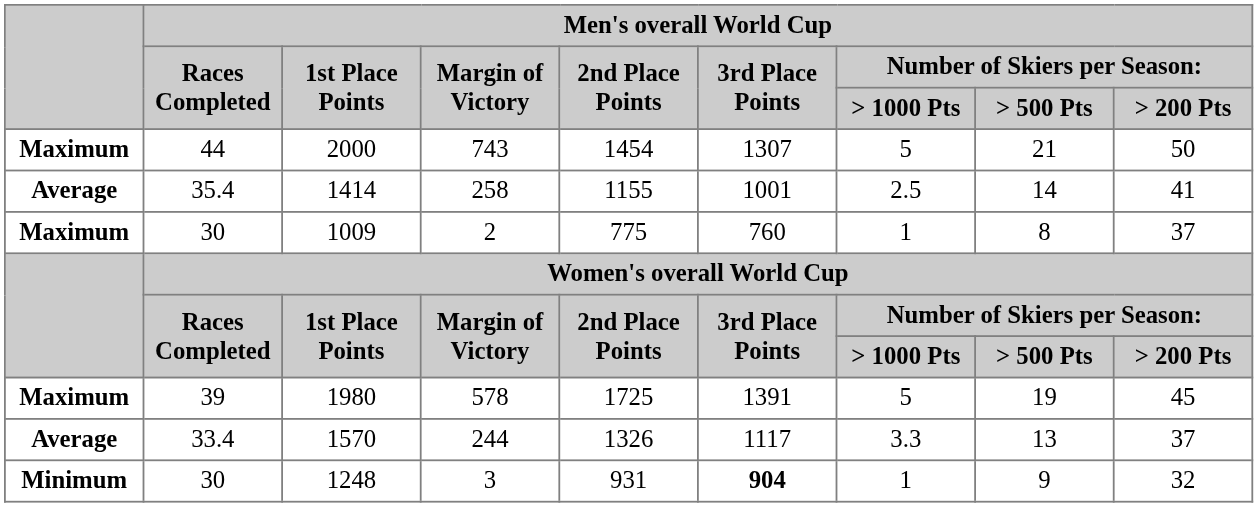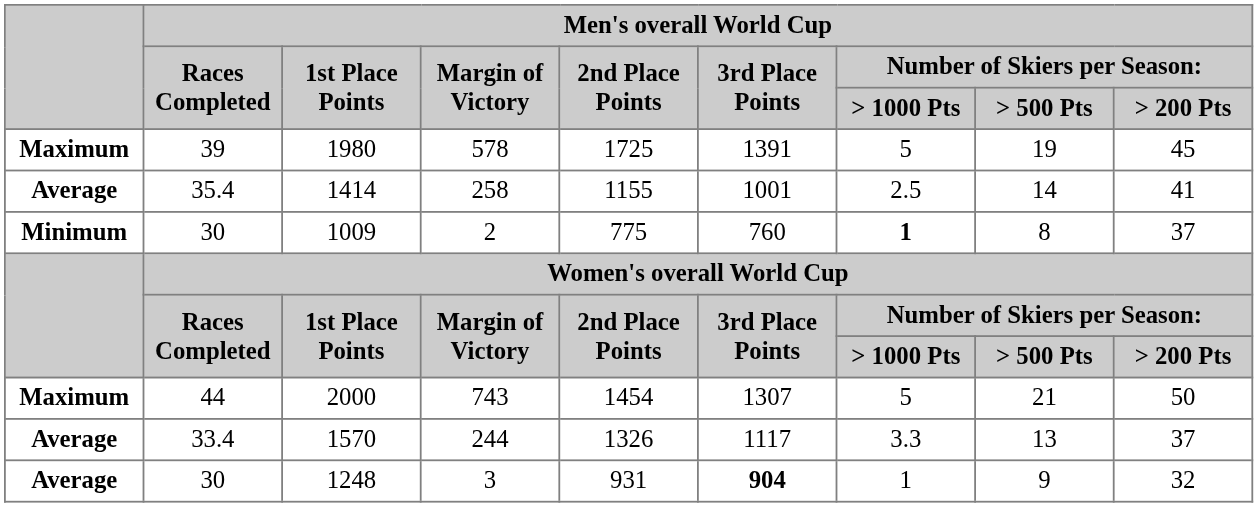rows swapped: (351, 149) <-> (351, 397)
(74, 232) Maximum -> (74, 232) Minimum
(906, 232) normal -> (906, 232) bold
(74, 480) Minimum -> (74, 480) Average
